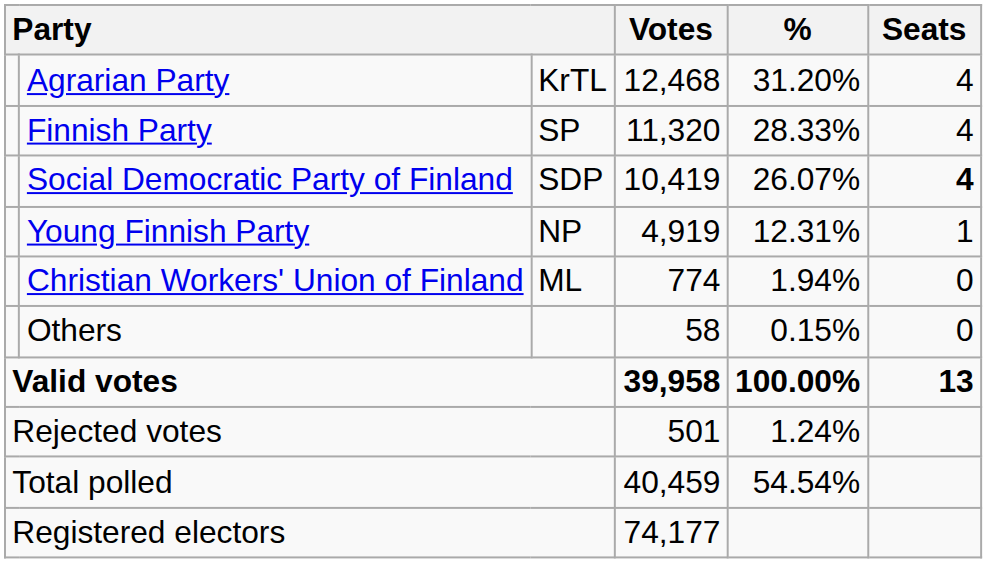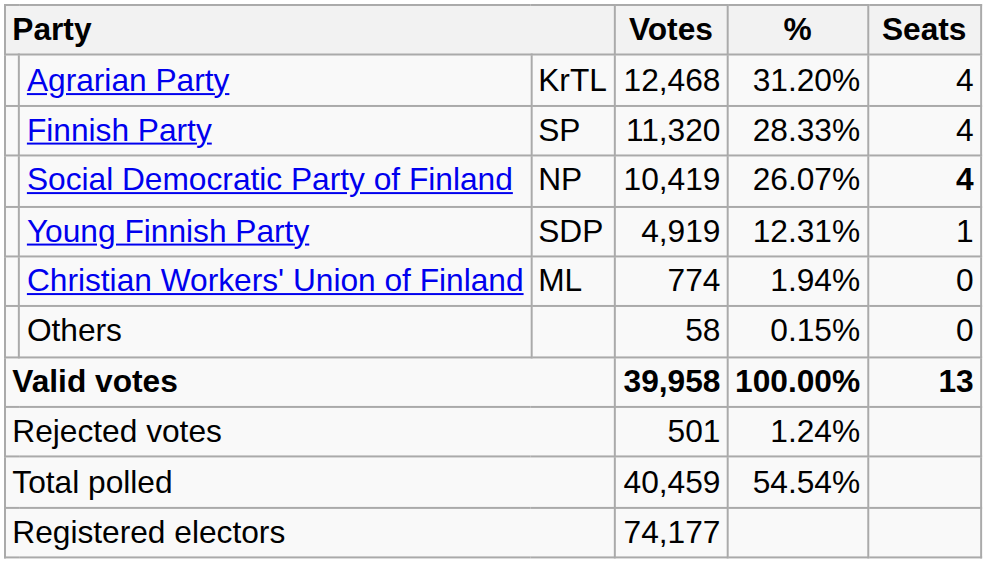(571, 180) SDP -> (560, 180) NP
(560, 230) NP -> (571, 230) SDP
